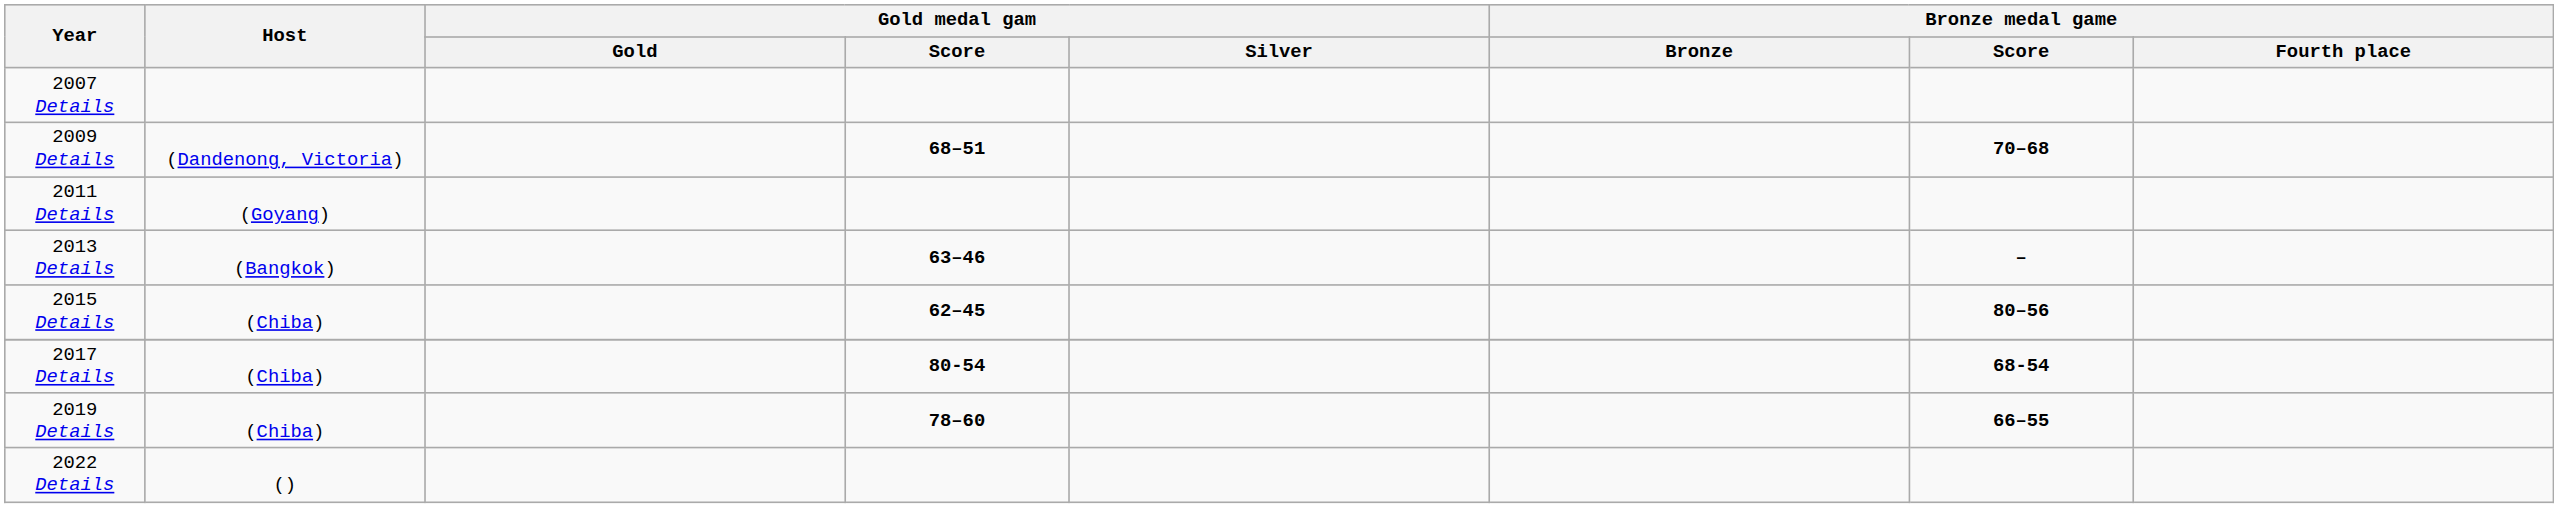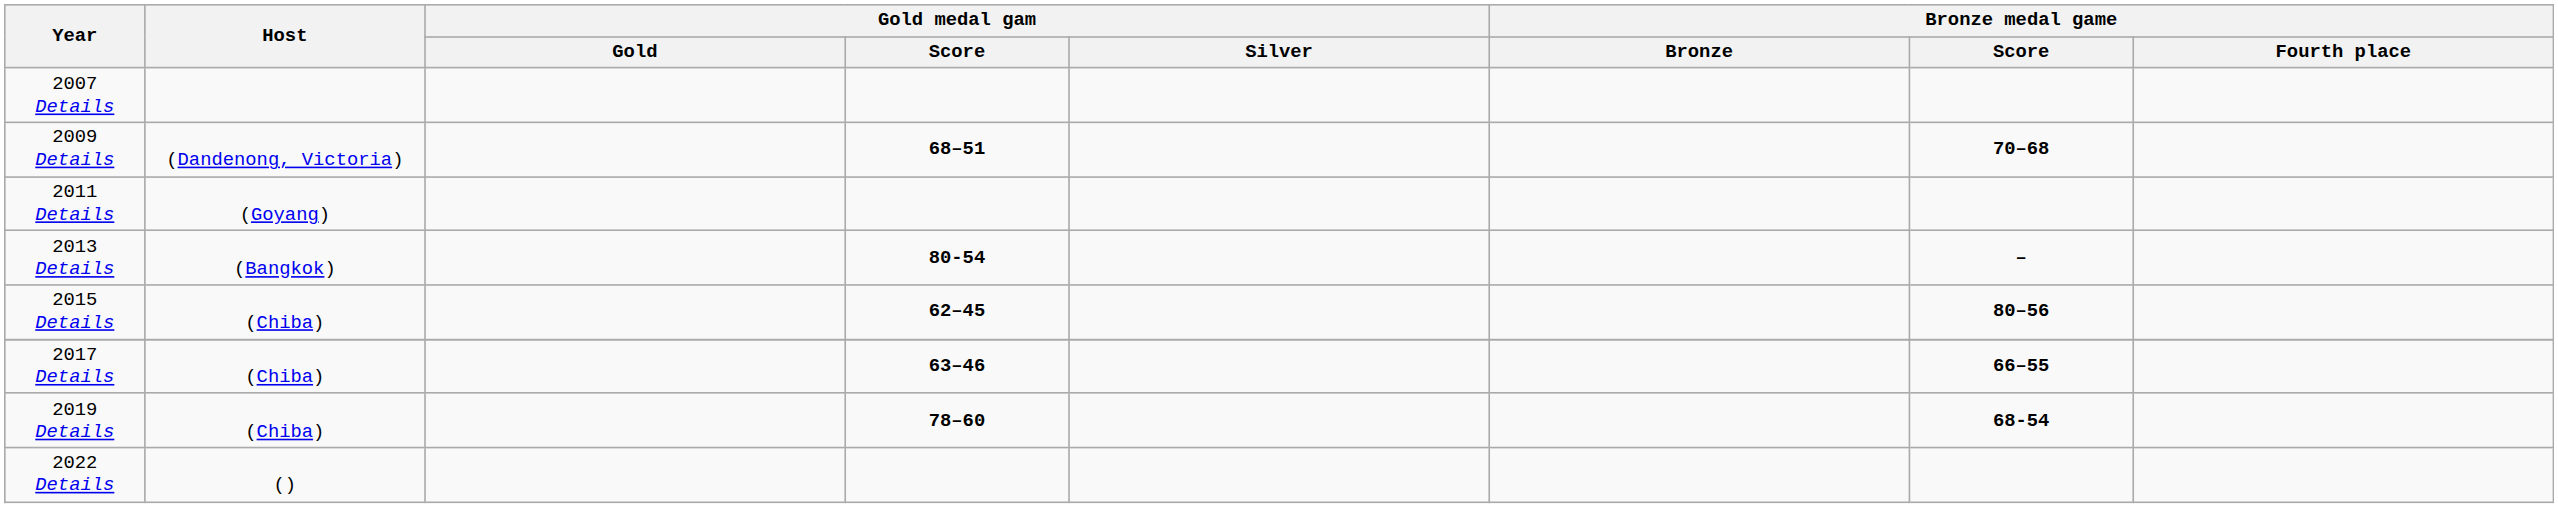(957, 257) 63–46 -> (957, 257) 80-54
(957, 366) 80-54 -> (957, 366) 63–46
(2021, 366) 68-54 -> (2021, 366) 66–55
(2021, 420) 66–55 -> (2021, 420) 68-54
